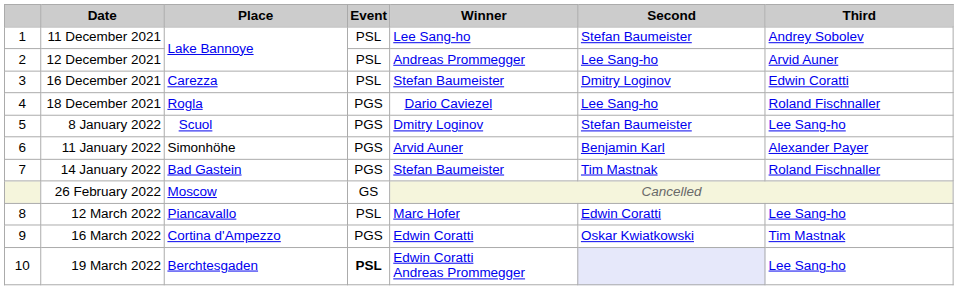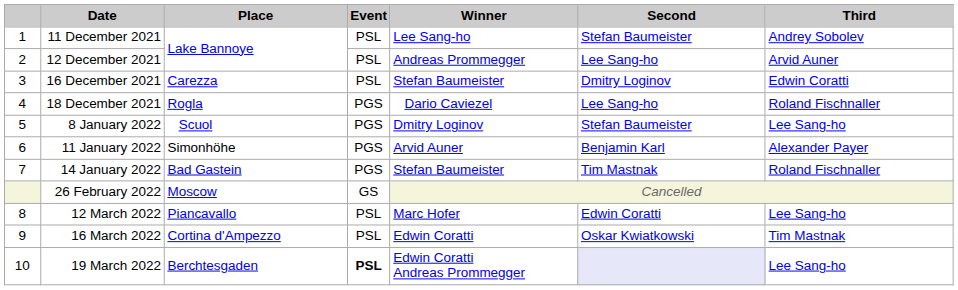(369, 235) PGS -> (369, 235) PSL
